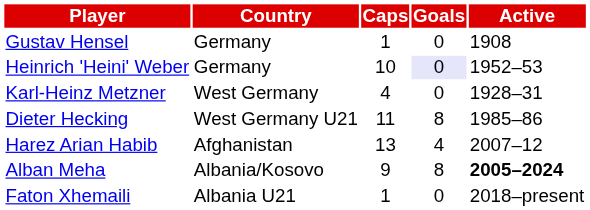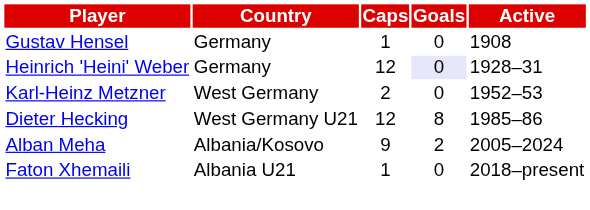(385, 67) 10 -> (385, 67) 12
(506, 67) 1952–53 -> (506, 67) 1928–31
(385, 93) 4 -> (385, 93) 2
(506, 93) 1928–31 -> (506, 93) 1952–53
(385, 118) 11 -> (385, 118) 12
- row: (81, 144)
(439, 170) 8 -> (439, 144) 2
(517, 170) bold -> (517, 144) normal
